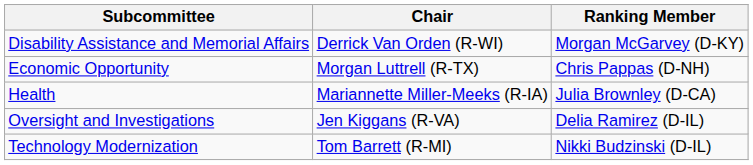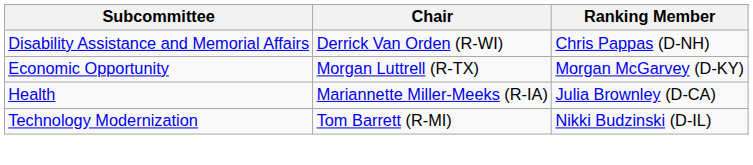(650, 43) Morgan McGarvey (D-KY) -> (632, 43) Chris Pappas (D-NH)
(632, 69) Chris Pappas (D-NH) -> (650, 69) Morgan McGarvey (D-KY)
- row: (111, 120)
